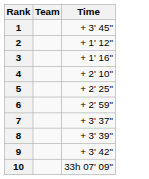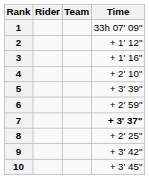+ column: (47, 12)
(97, 27) + 3' 45" -> (118, 27) 33h 07' 09"
(97, 89) + 2' 25" -> (126, 89) + 3' 39"
(97, 120) normal -> (125, 120) bold
(97, 136) + 3' 39" -> (126, 136) + 2' 25"
(89, 167) 33h 07' 09" -> (126, 167) + 3' 45"
